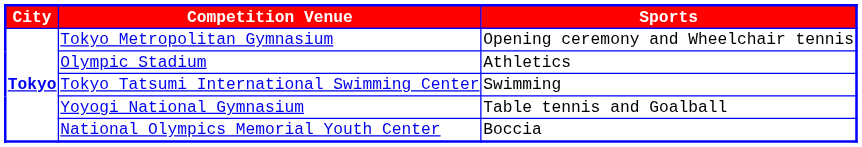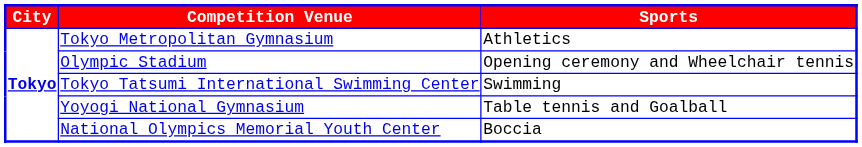(669, 40) Opening ceremony and Wheelchair tennis -> (527, 40) Athletics
(527, 62) Athletics -> (669, 62) Opening ceremony and Wheelchair tennis
